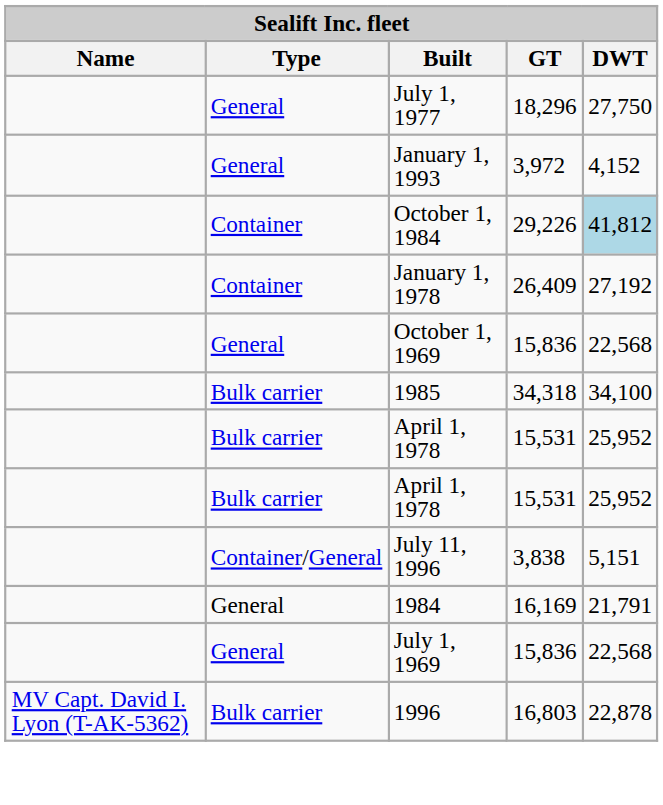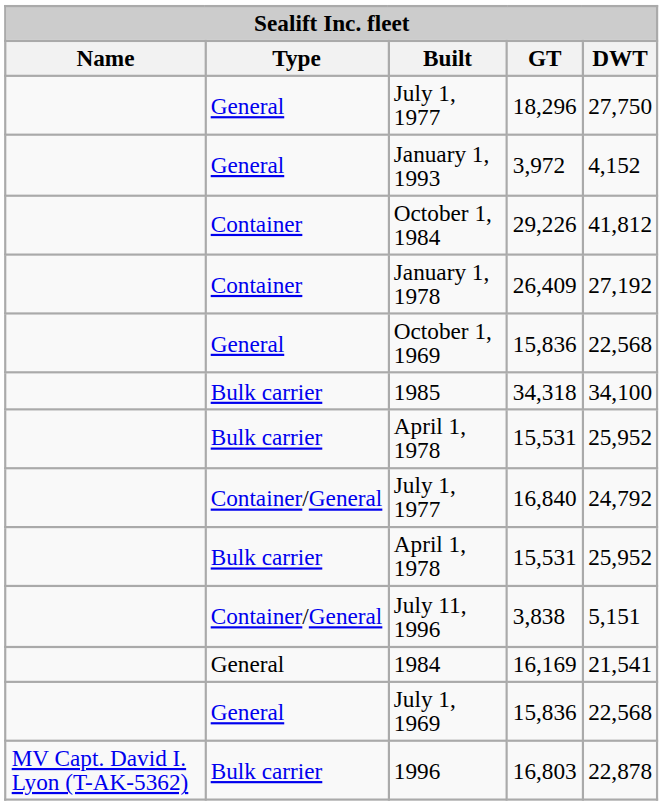(620, 225) lightblue background -> (620, 225) no background
+ row: (425, 498)
(620, 605) 21,791 -> (620, 664) 21,541
